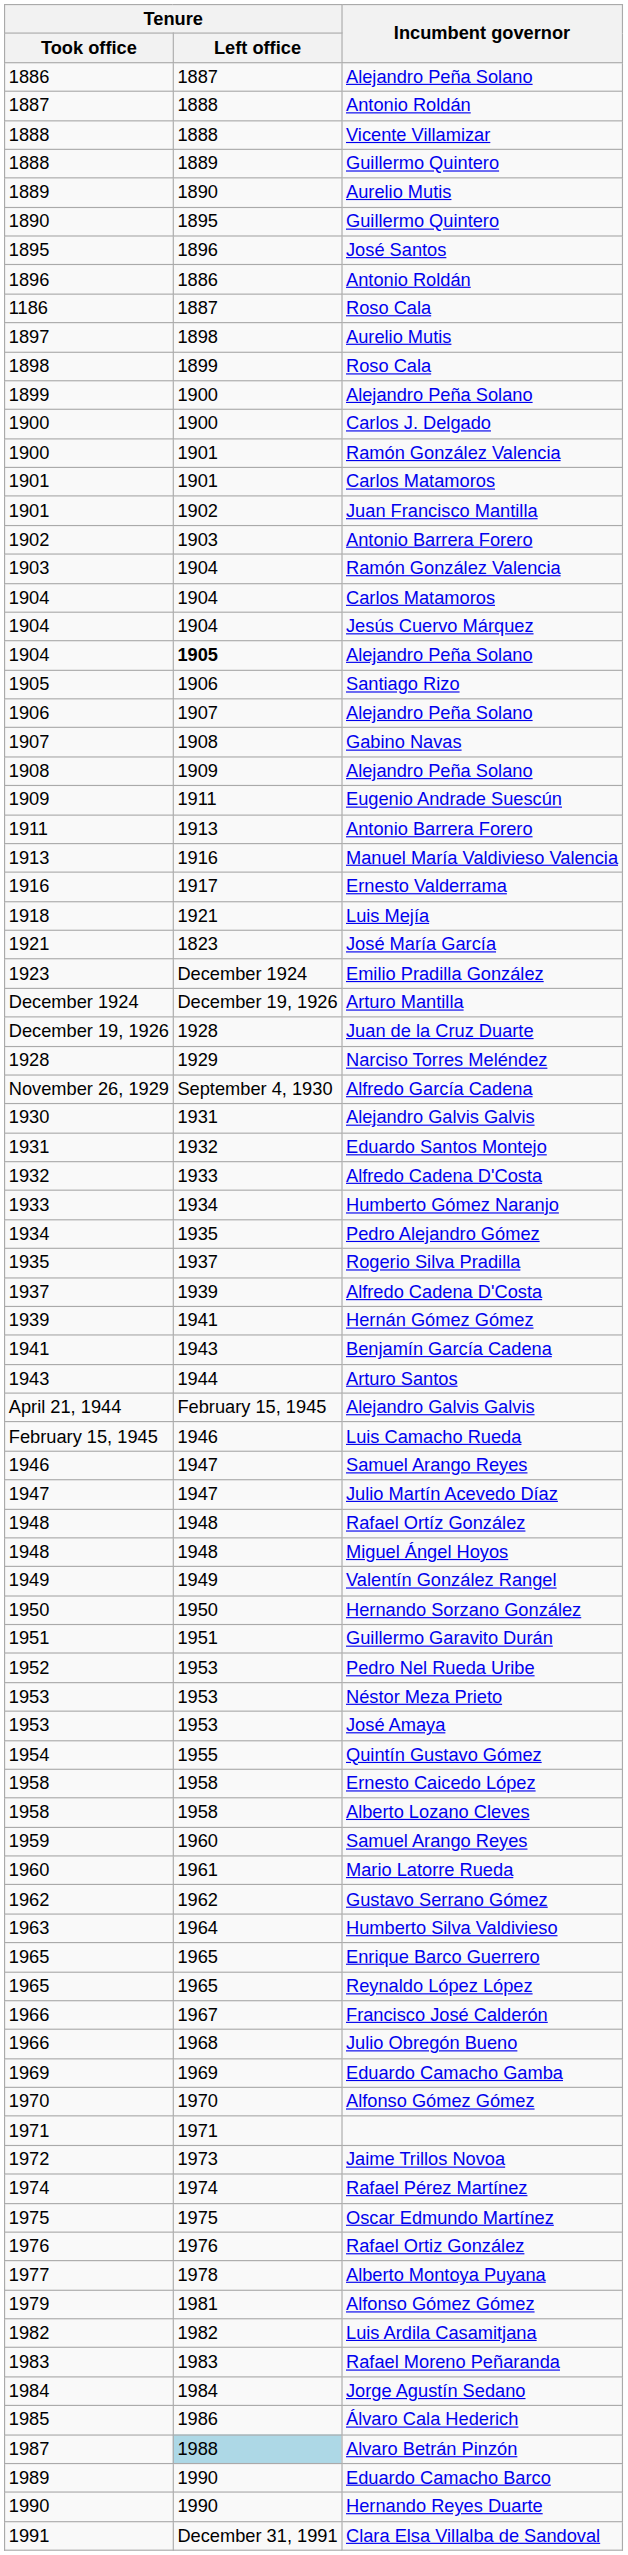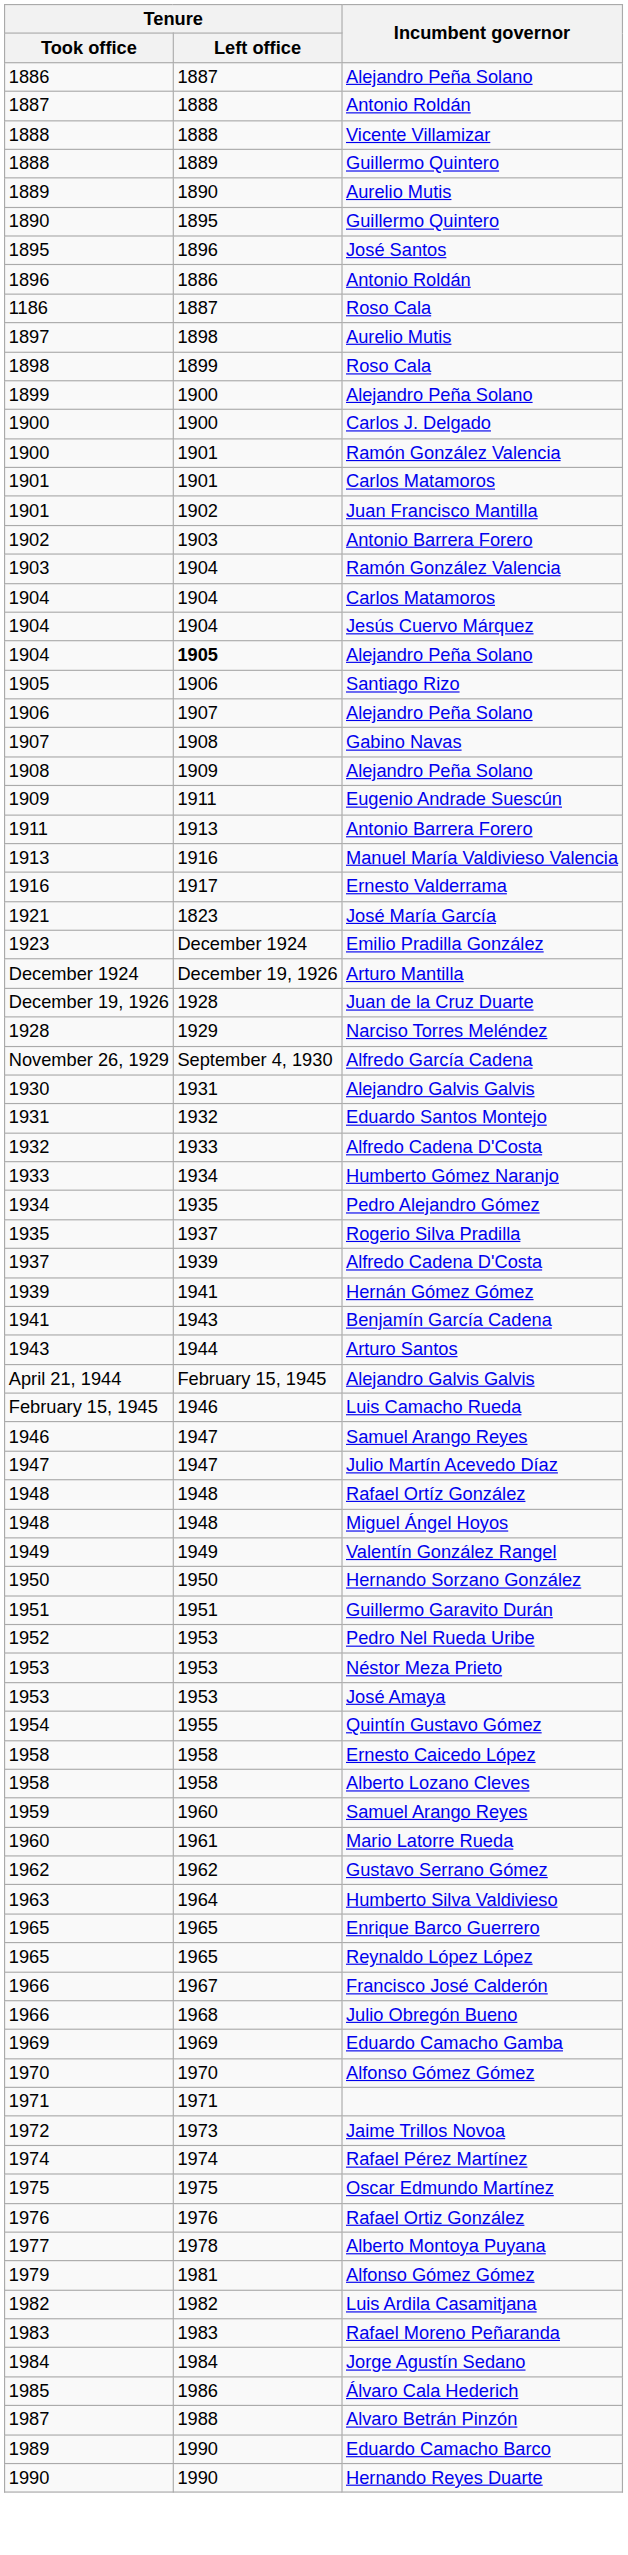- row: (29, 915)
(198, 2448) lightblue background -> (198, 2419) no background
- row: (29, 2535)
